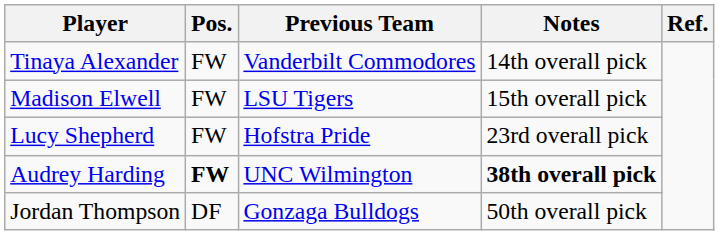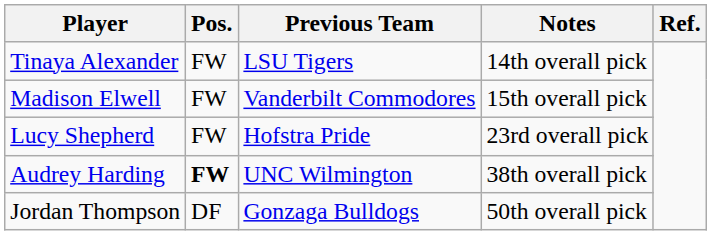(359, 60) Vanderbilt Commodores -> (298, 60) LSU Tigers
(298, 98) LSU Tigers -> (359, 98) Vanderbilt Commodores
(571, 173) bold -> (567, 173) normal
